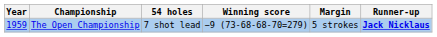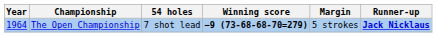(17, 25) 1959 -> (17, 25) 1964
(256, 25) normal -> (256, 25) bold
